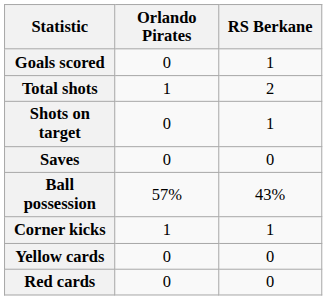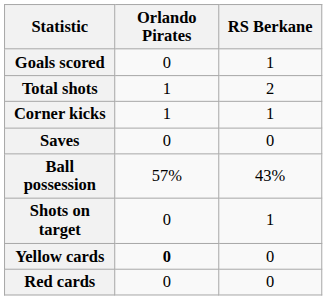rows swapped: (60, 123) <-> (60, 230)
(167, 256) normal -> (167, 256) bold
